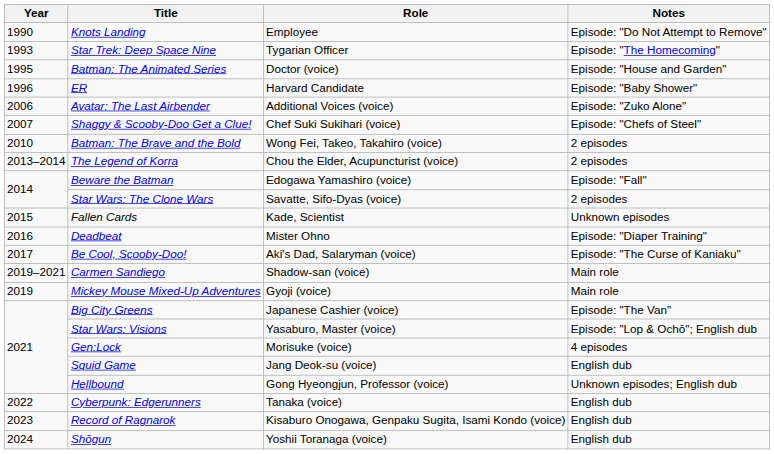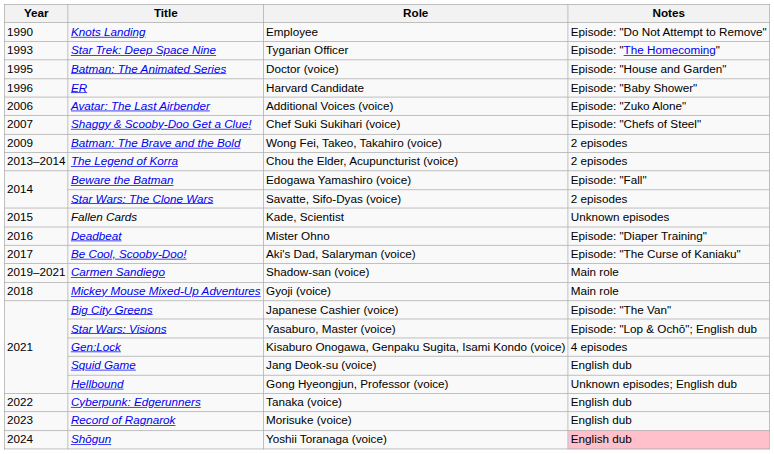(20, 143) 2010 -> (20, 143) 2009
(20, 291) 2019 -> (20, 291) 2018
(309, 347) Morisuke (voice) -> (416, 347) Kisaburo Onogawa, Genpaku Sugita, Isami Kondo (voice)
(416, 421) Kisaburo Onogawa, Genpaku Sugita, Isami Kondo (voice) -> (309, 421) Morisuke (voice)
(601, 439) no background -> (601, 439) pink background
